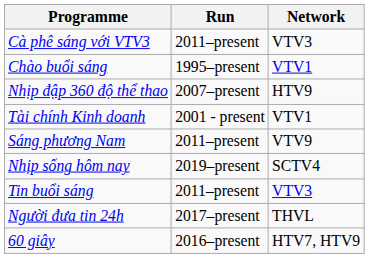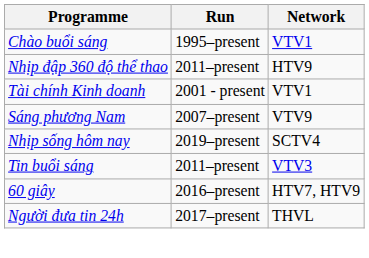- row: (79, 41)
(217, 91) 2007–present -> (217, 66) 2011–present
(217, 141) 2011–present -> (217, 116) 2007–present
rows swapped: (31, 240) <-> (66, 215)
